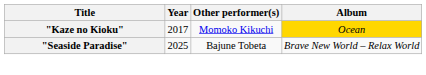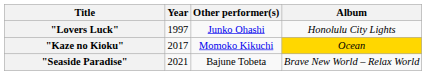+ row: (85, 29)
(178, 45) 2025 -> (178, 62) 2021
